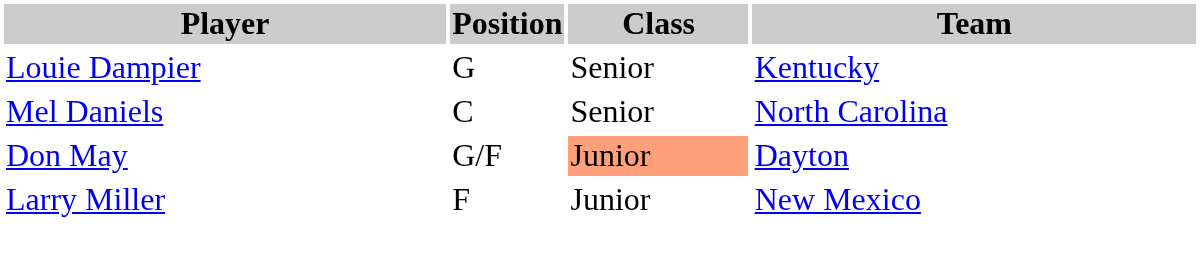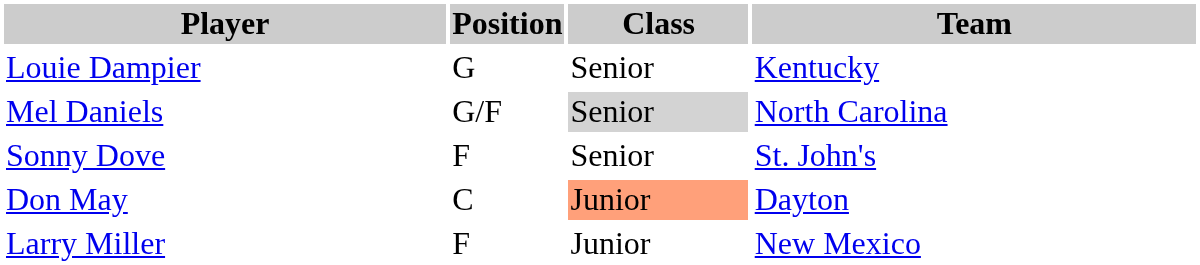(463, 111) C -> (477, 111) G/F
(612, 111) no background -> (612, 111) lightgrey background
+ row: (86, 155)
(477, 155) G/F -> (463, 199) C
